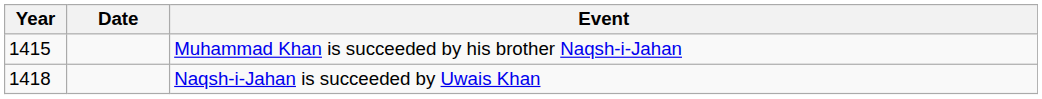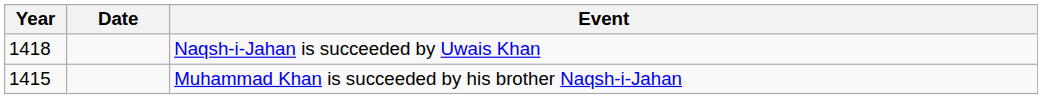rows swapped: (428, 49) <-> (357, 78)
